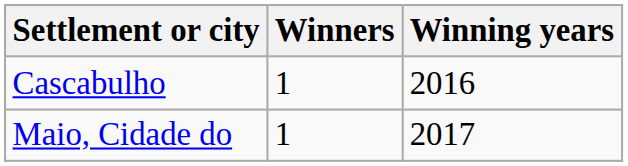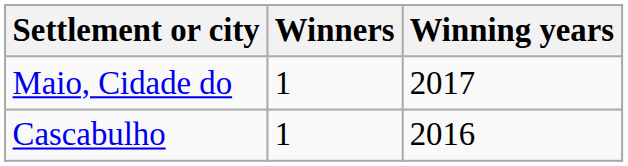rows swapped: (89, 82) <-> (122, 134)
